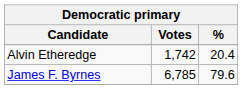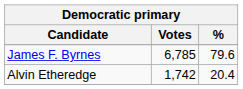rows swapped: (54, 75) <-> (52, 55)
